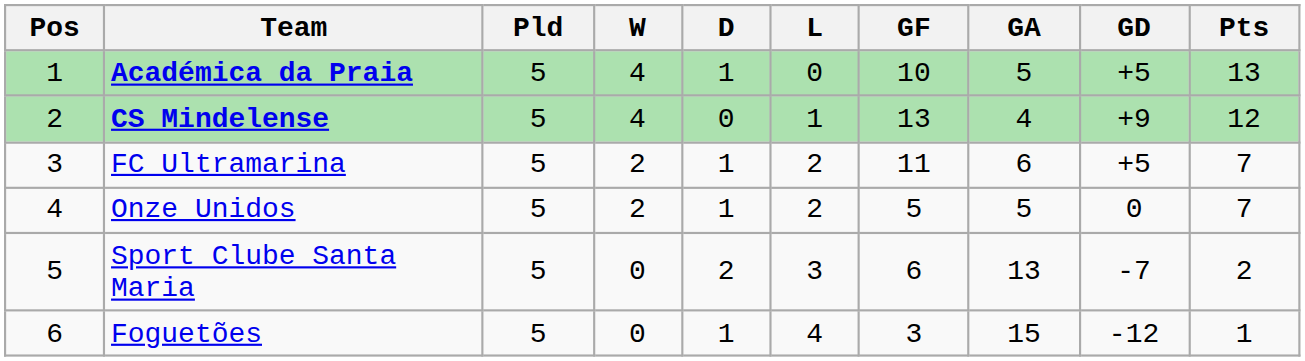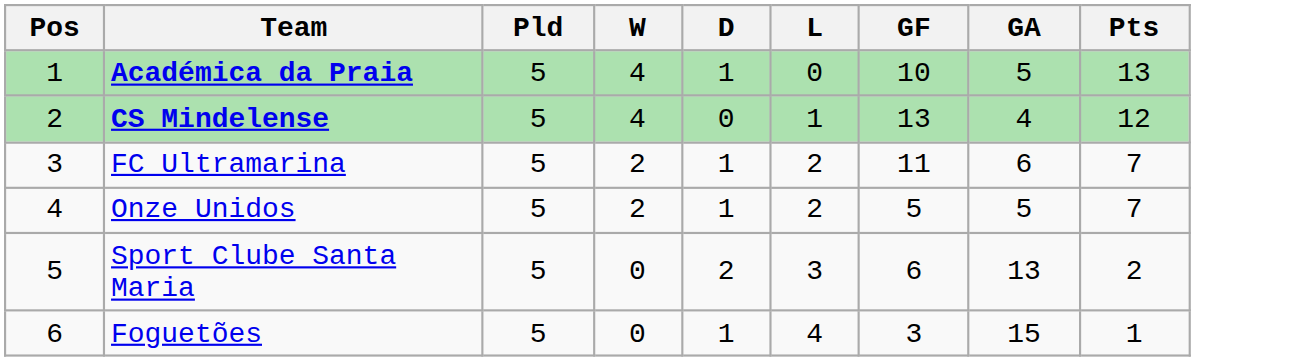- column: (1134, 28)
